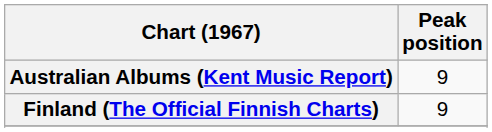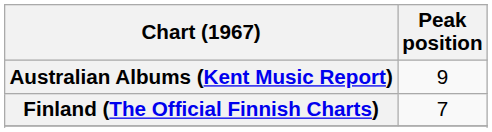(442, 109) 9 -> (442, 109) 7
